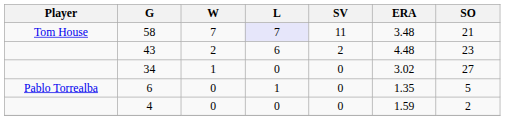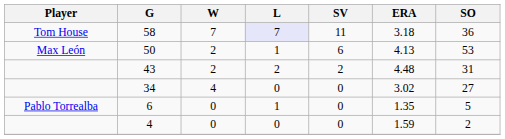(404, 32) 3.48 -> (404, 32) 3.18
(468, 32) 21 -> (468, 32) 36
+ row: (149, 50)
(277, 50) 6 -> (277, 69) 2
(468, 50) 23 -> (468, 69) 31
(213, 69) 1 -> (213, 87) 4
